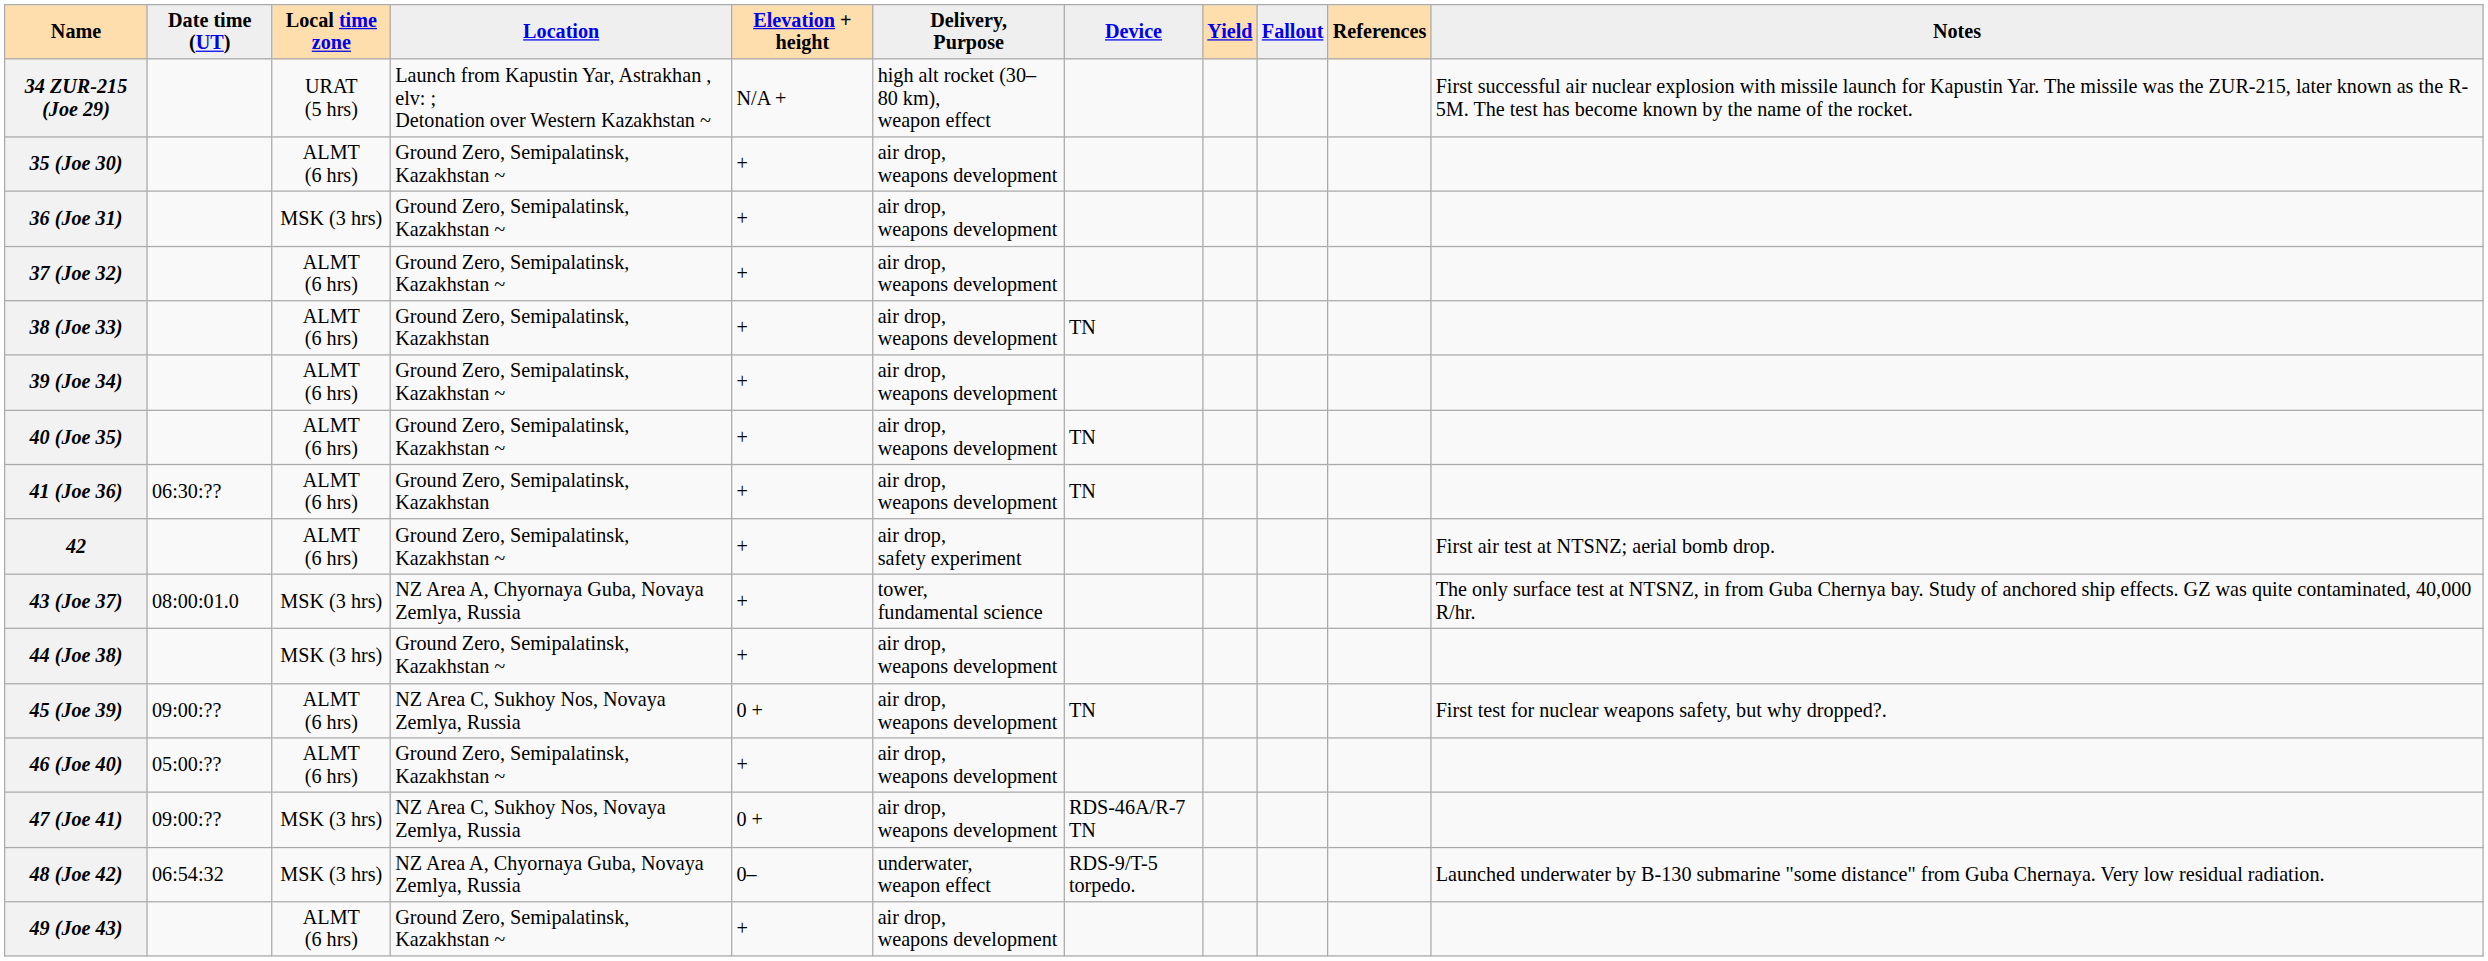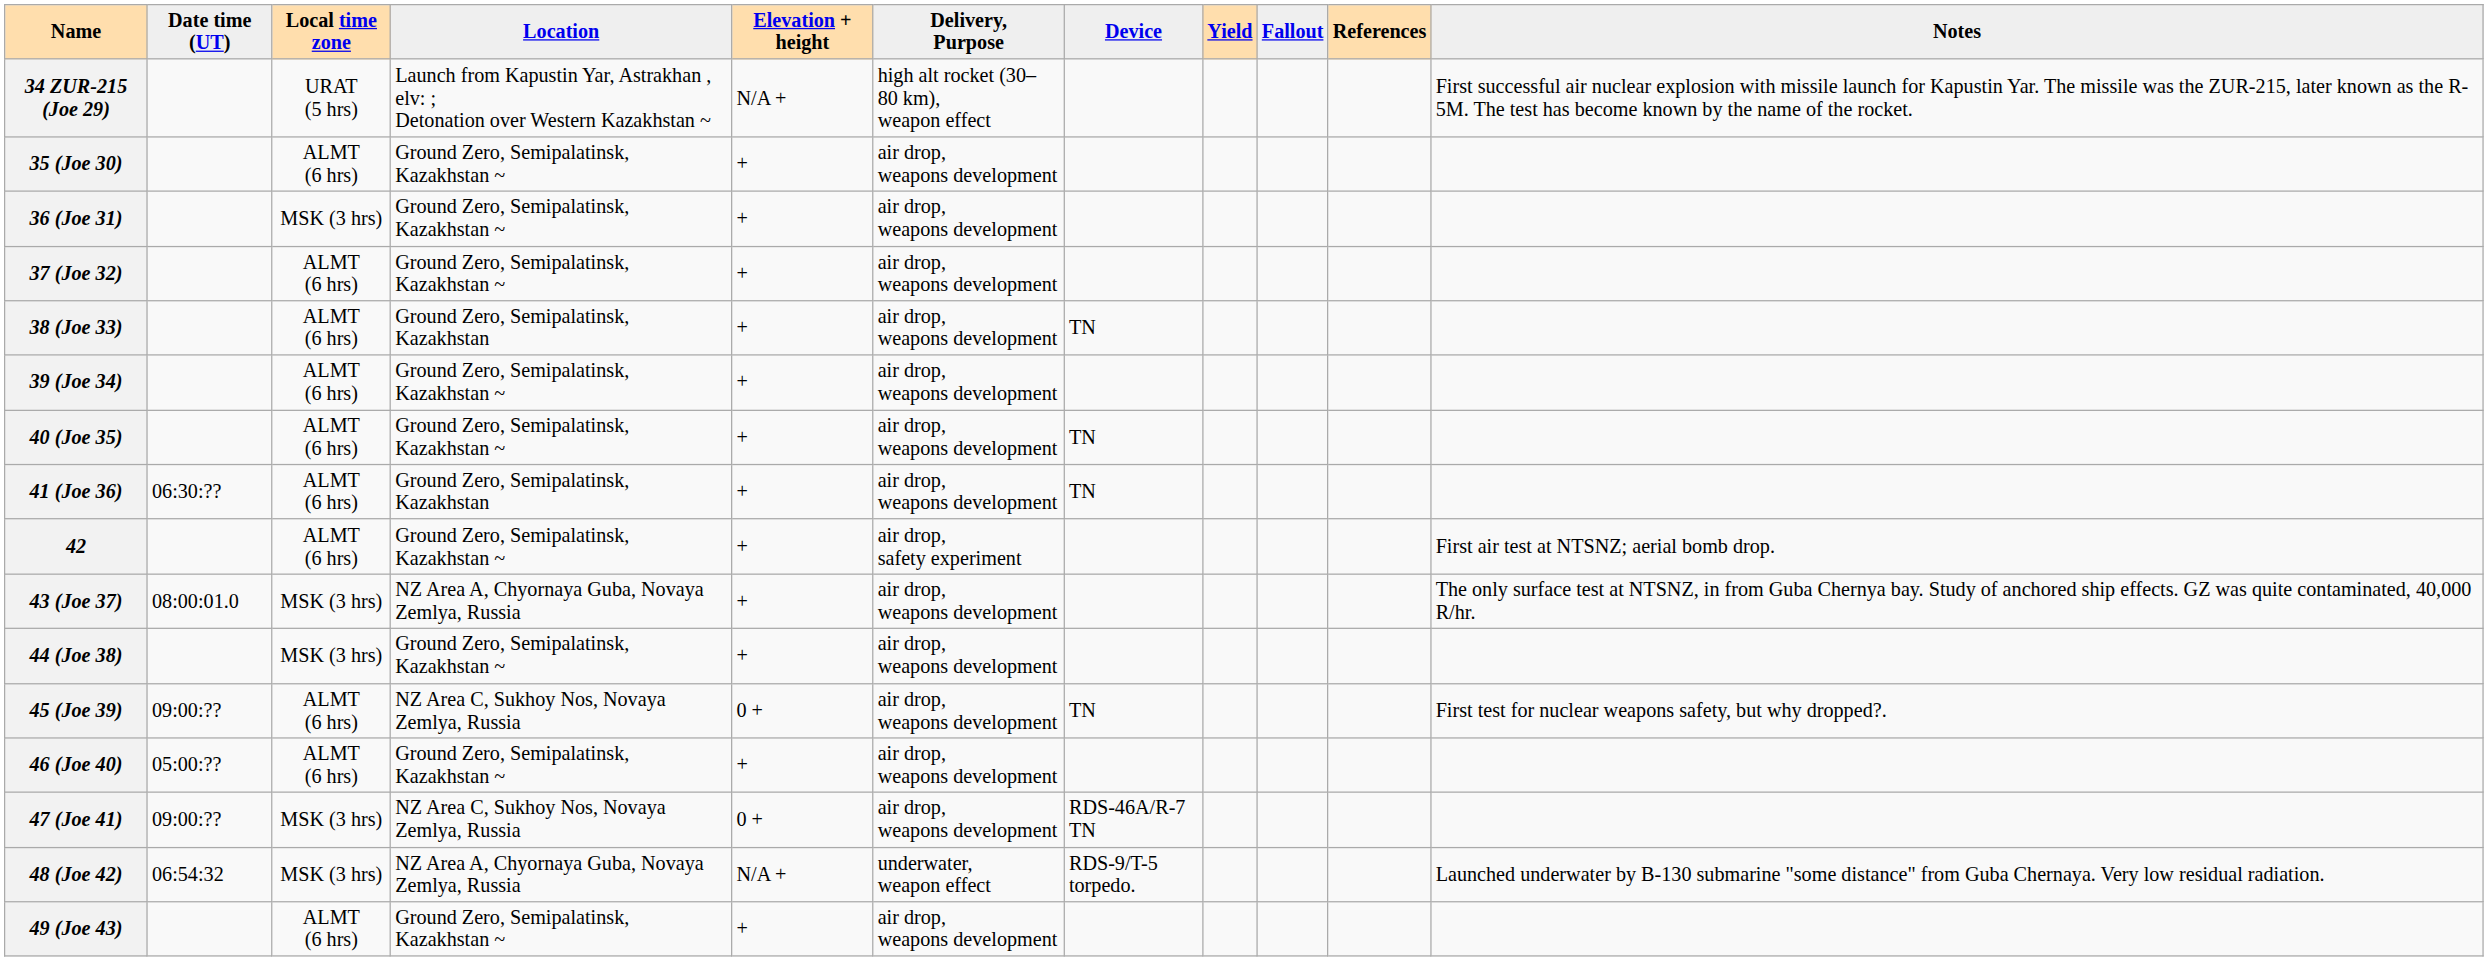(960, 601) tower, fundamental science -> (968, 601) air drop, weapons development
(747, 874) 0– -> (761, 874) N/A +
